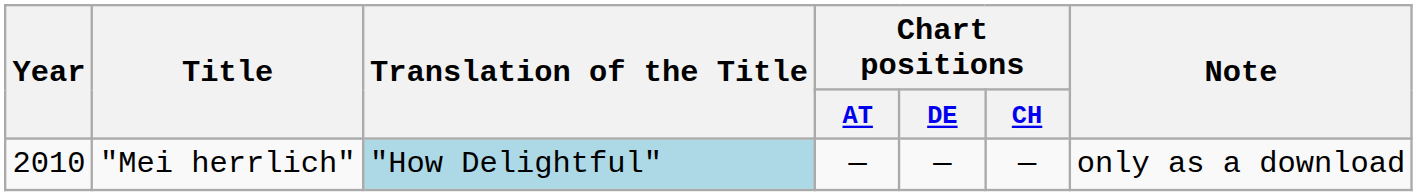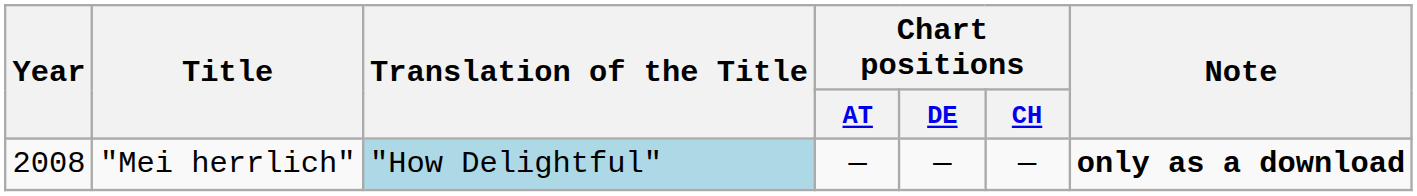(49, 164) 2010 -> (49, 164) 2008
(1241, 164) normal -> (1241, 164) bold
